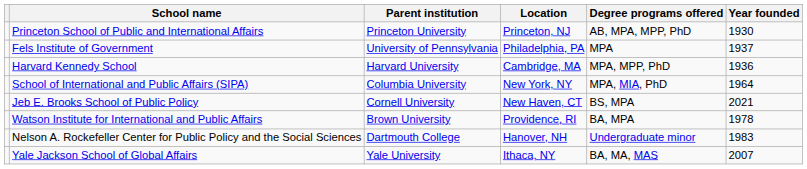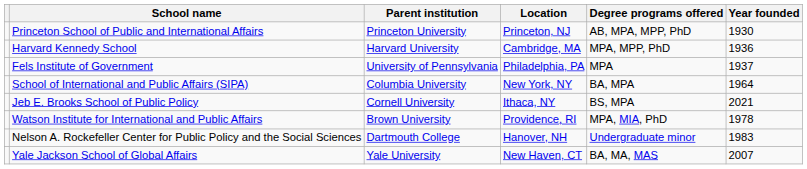rows swapped: (74, 66) <-> (82, 48)
(628, 84) MPA, MIA, PhD -> (612, 84) BA, MPA
(543, 102) New Haven, CT -> (529, 102) Ithaca, NY
(612, 119) BA, MPA -> (628, 119) MPA, MIA, PhD
(529, 155) Ithaca, NY -> (543, 155) New Haven, CT
